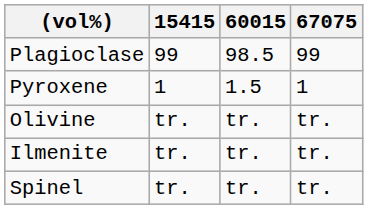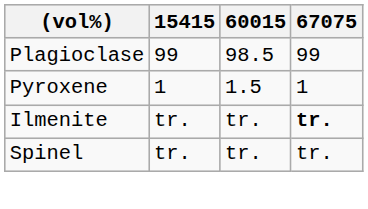- row: (53, 121)
(314, 154) normal -> (314, 121) bold
